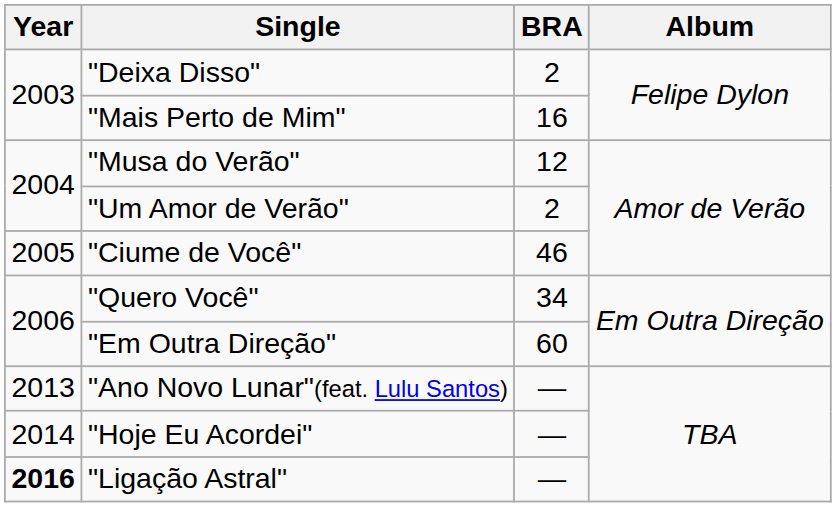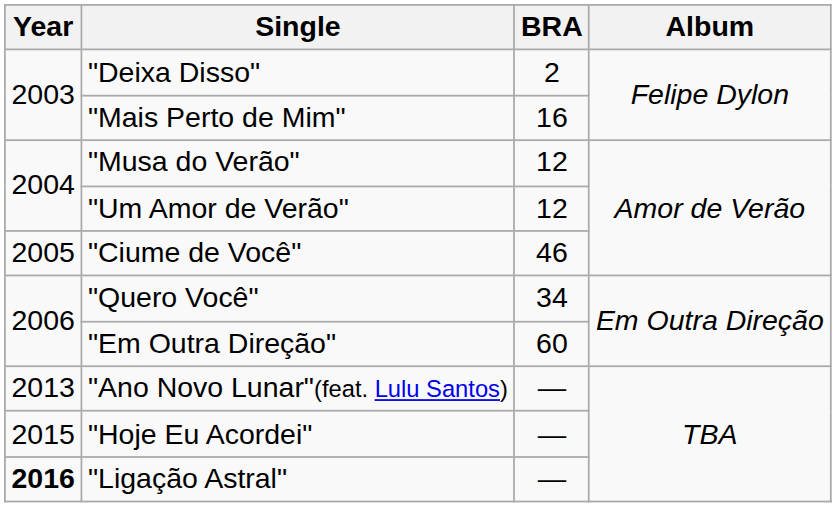(552, 207) 2 -> (552, 207) 12
(43, 433) 2014 -> (43, 433) 2015
